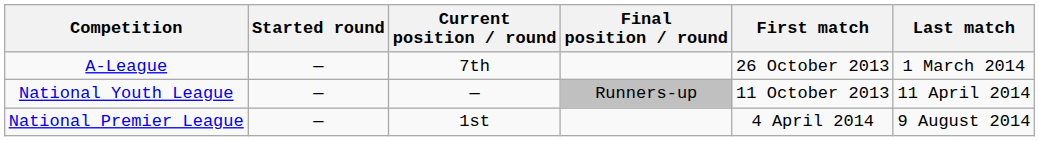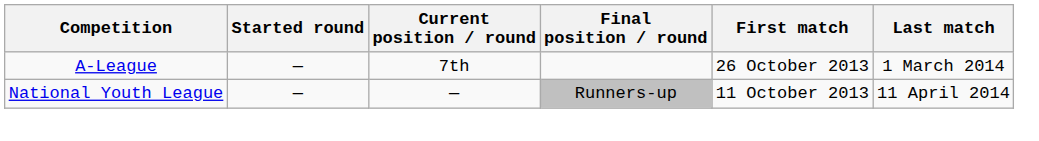- row: (126, 121)
